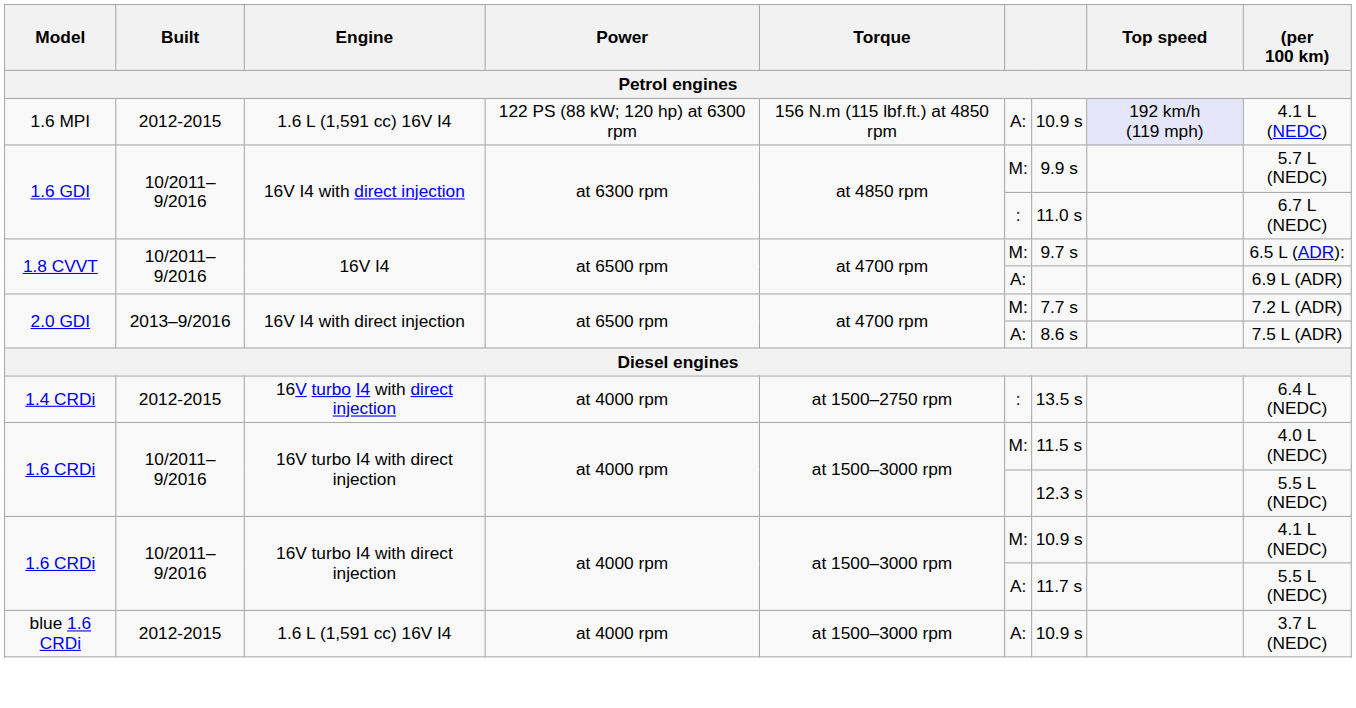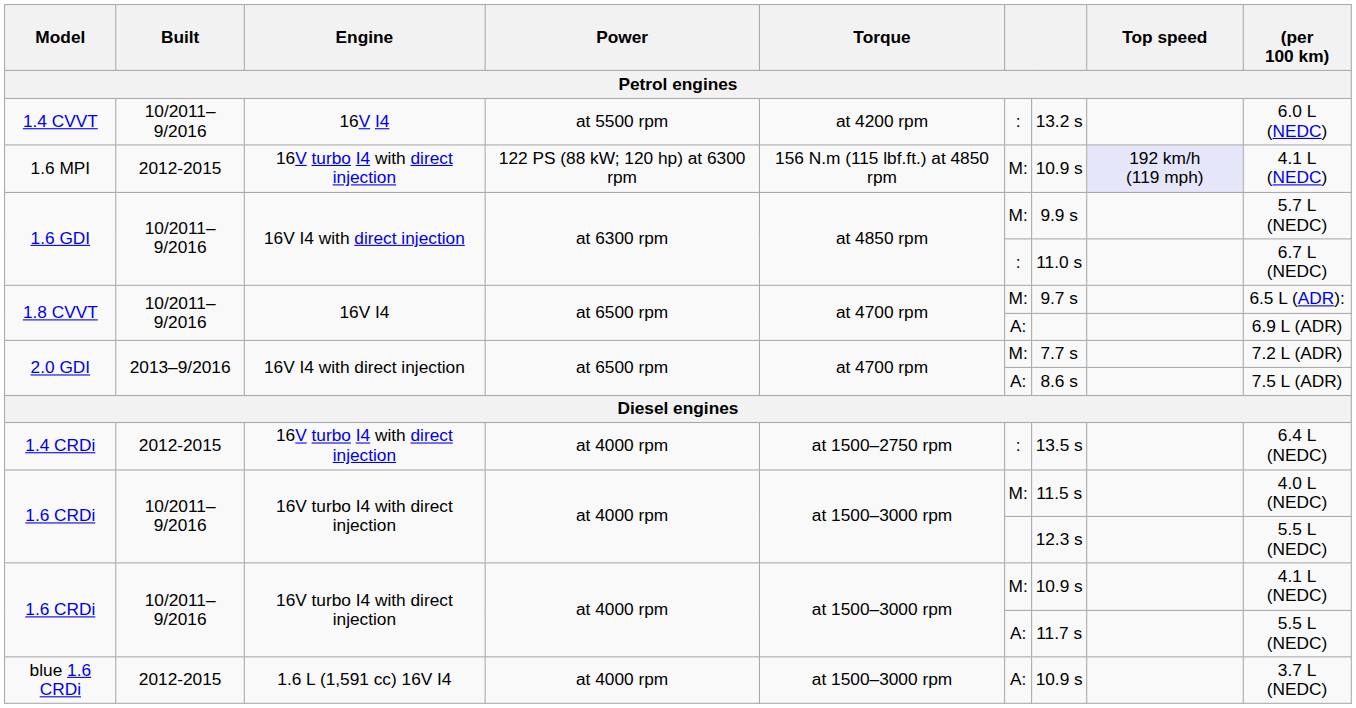+ row: (60, 121)
(364, 121) 1.6 L (1,591 cc) 16V I4 -> (364, 168) 16V turbo I4 with direct injection
(1018, 121) A: -> (1018, 168) M:
